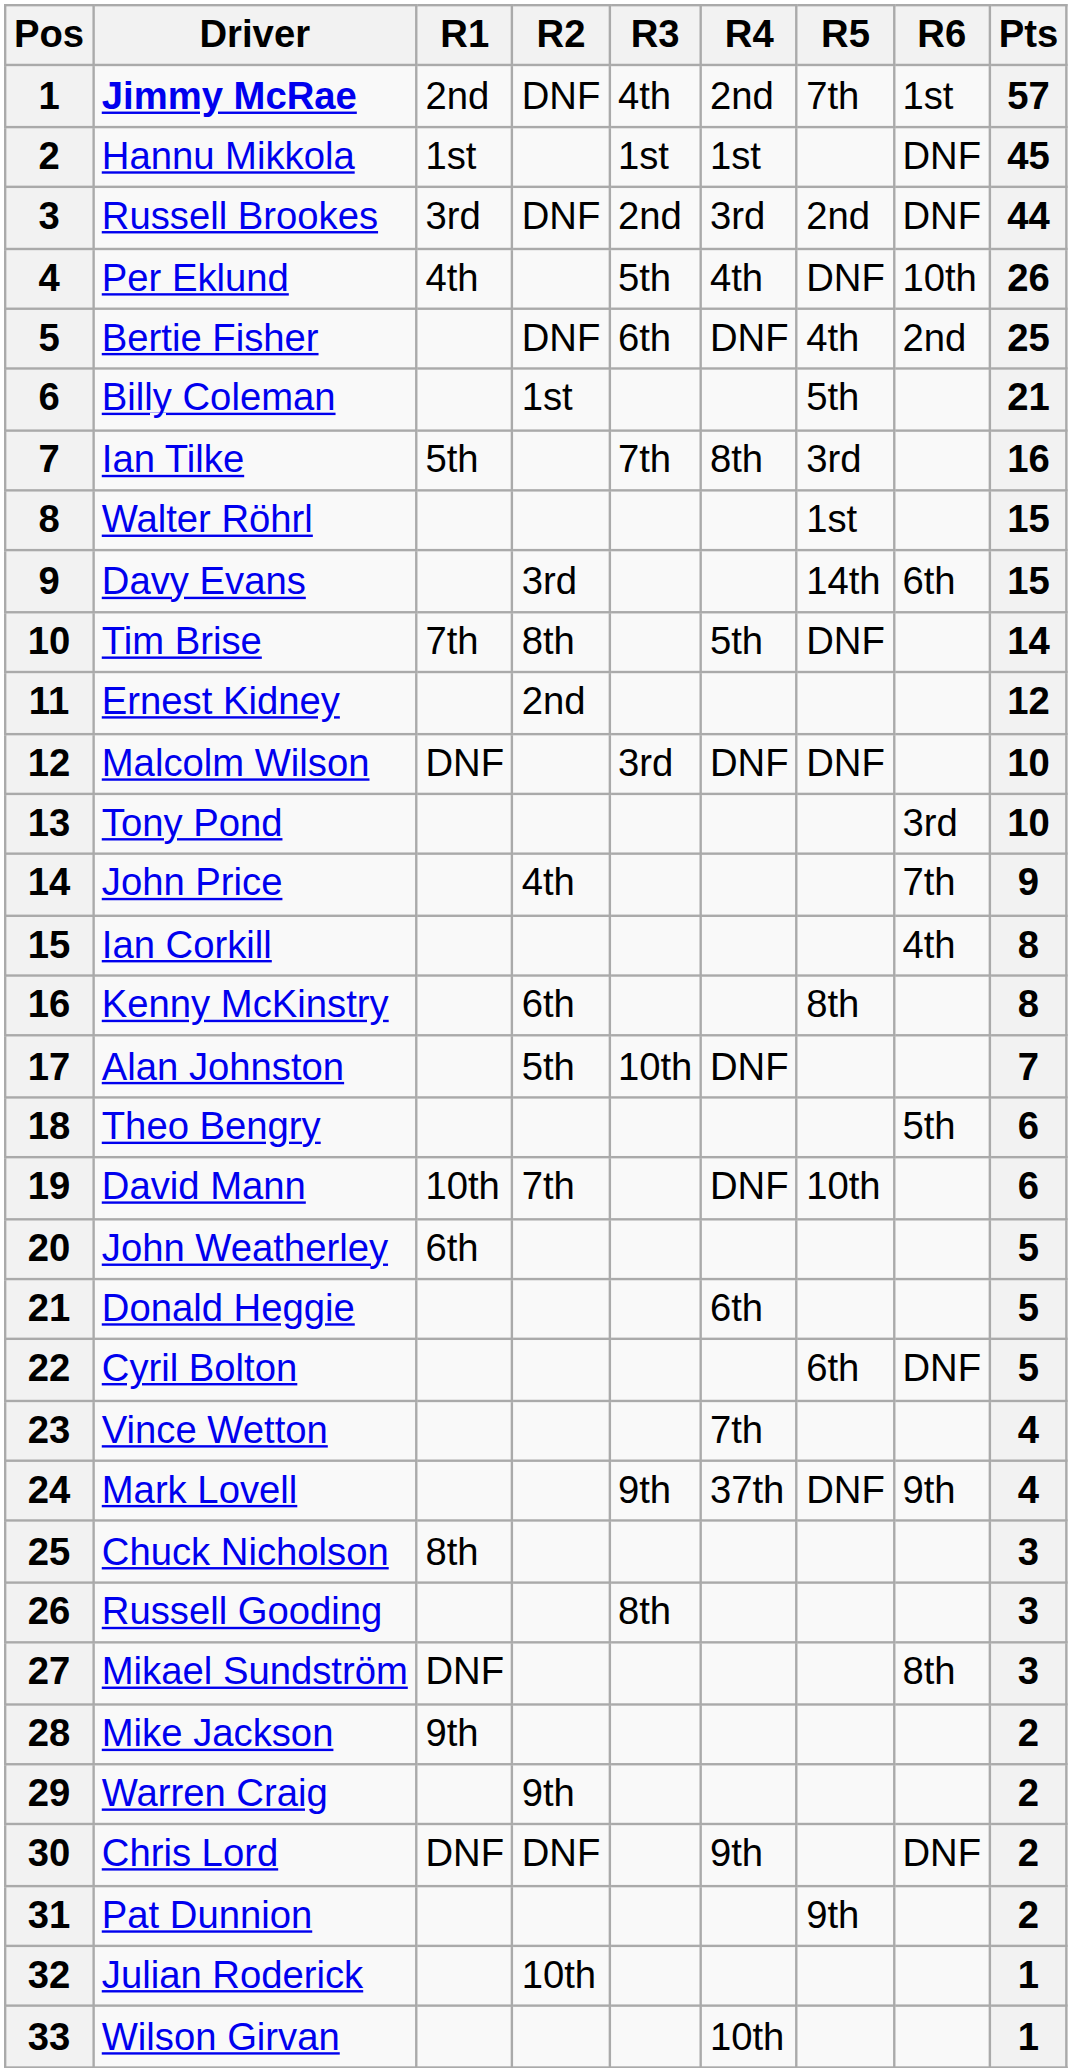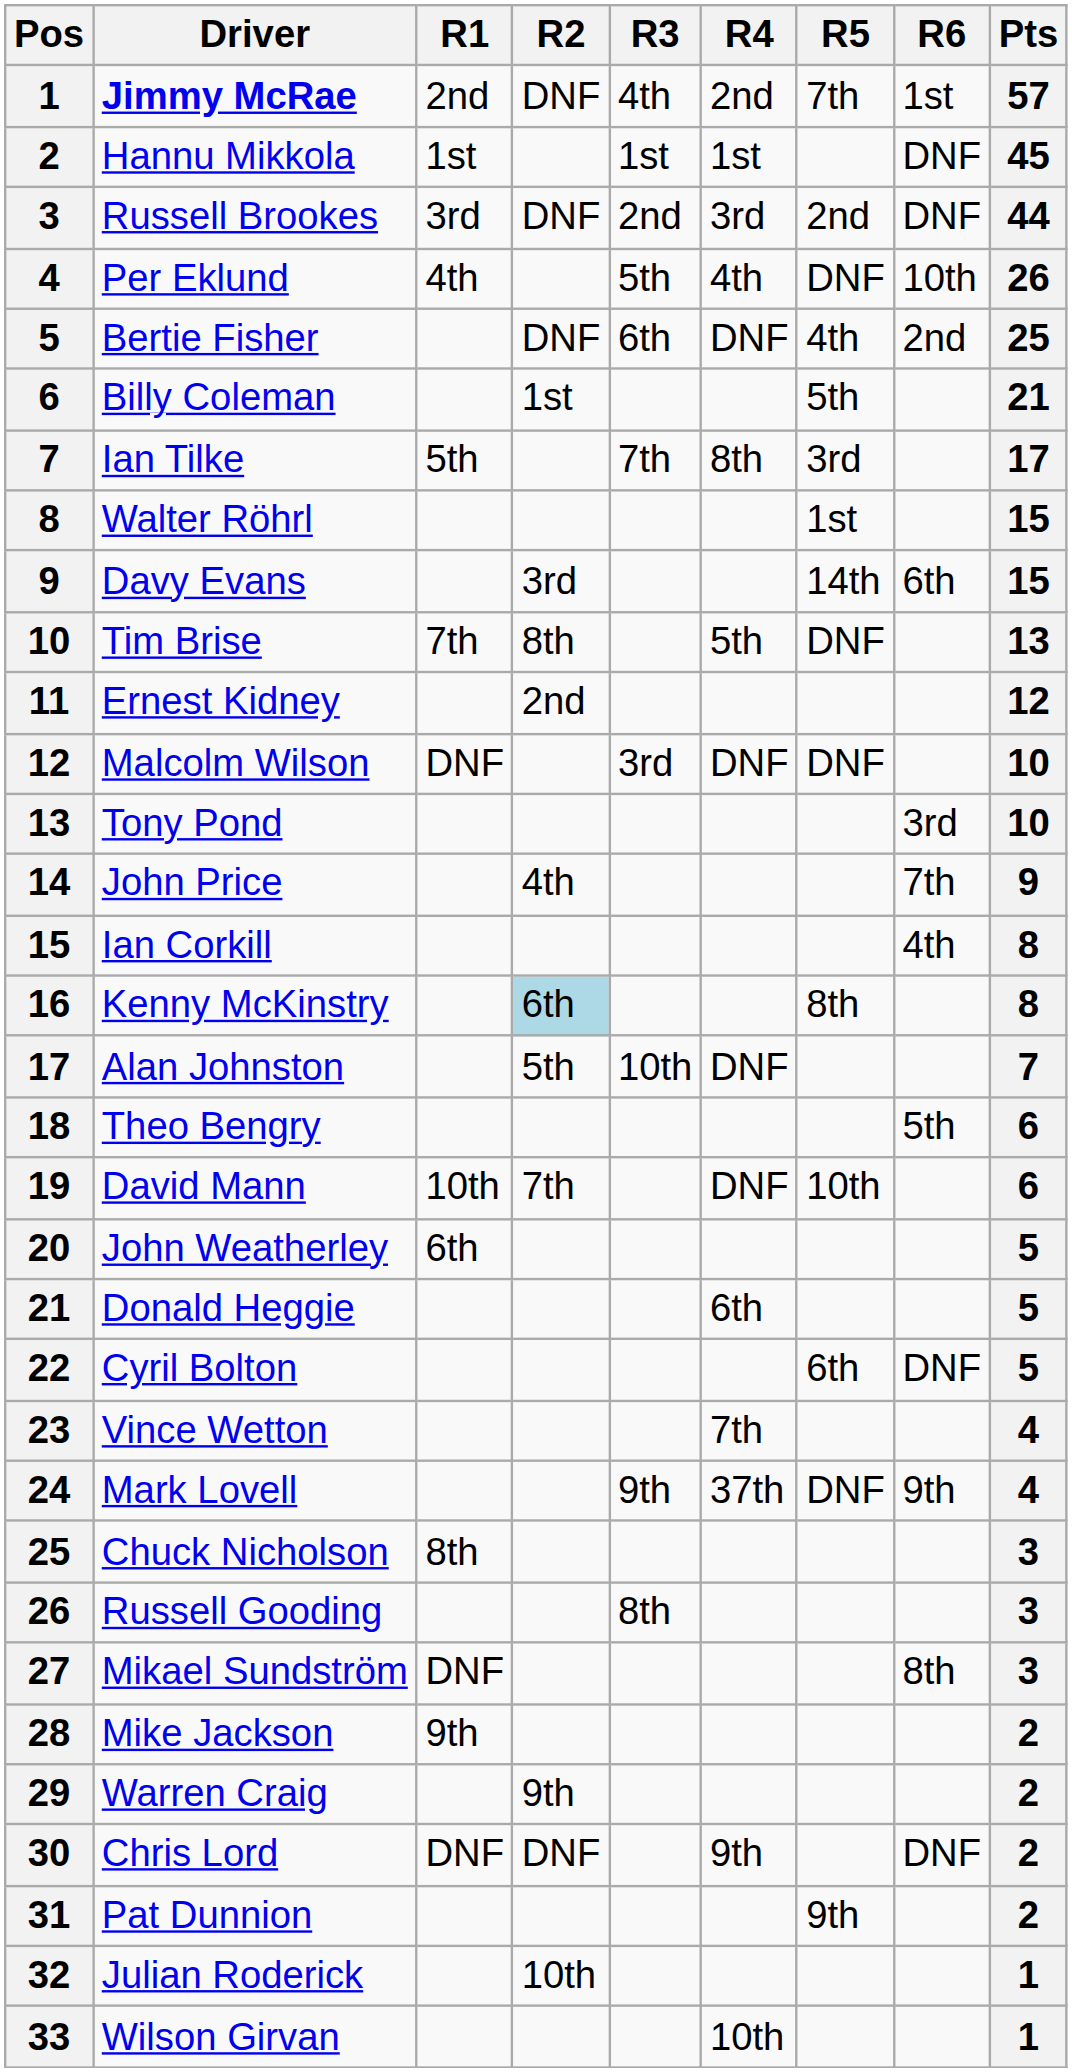(1028, 459) 16 -> (1028, 459) 17
(1028, 641) 14 -> (1028, 641) 13
(548, 1005) no background -> (548, 1005) lightblue background
